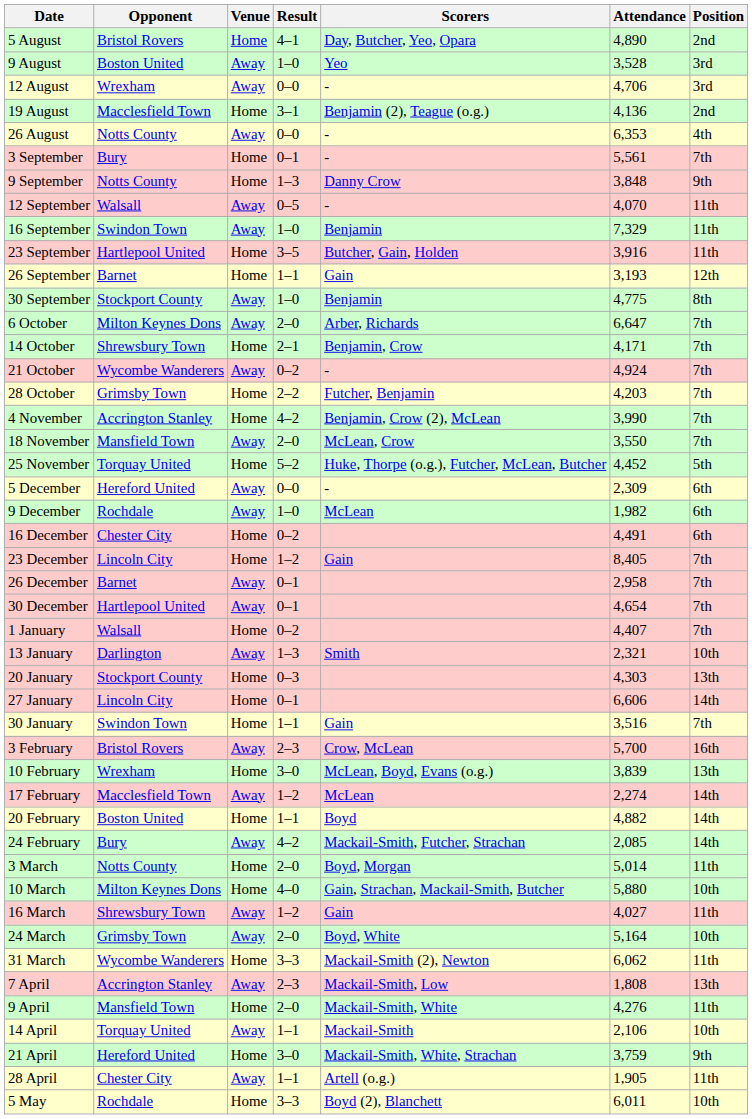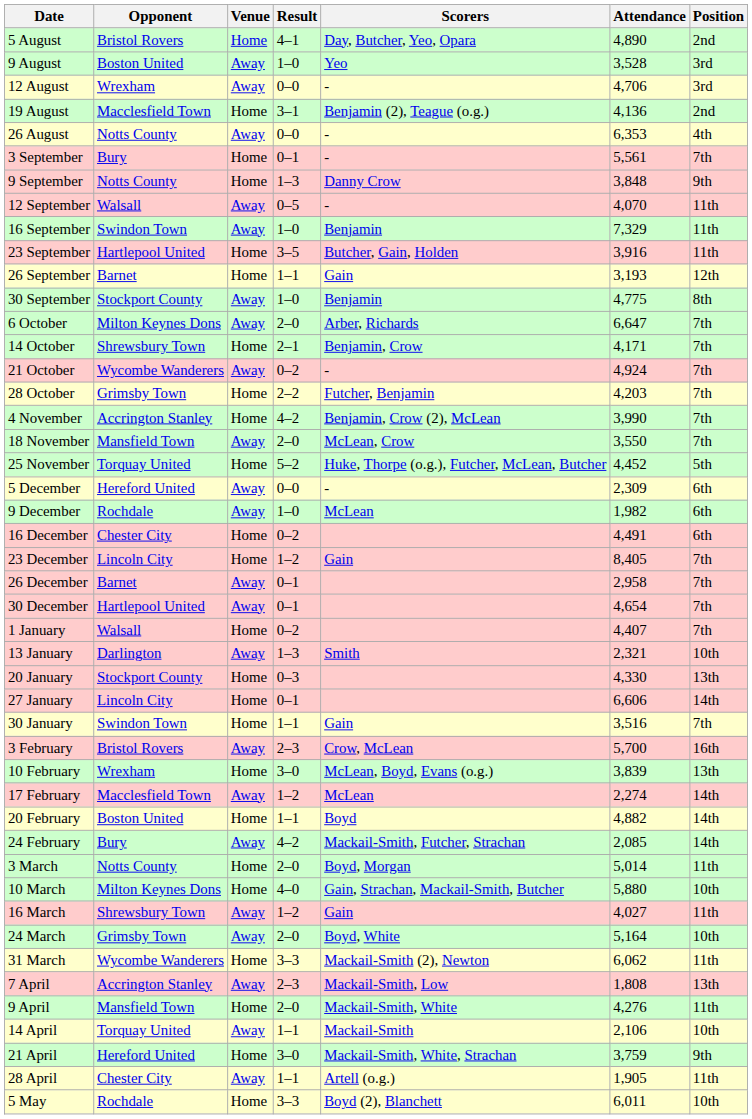(630, 677) 4,303 -> (630, 677) 4,330
